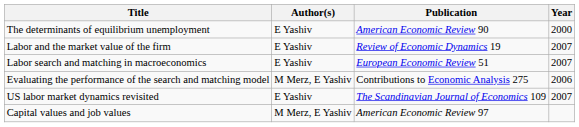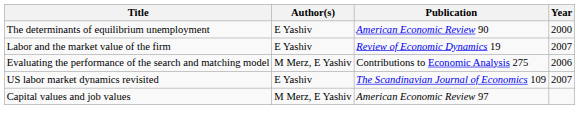- row: (107, 63)
